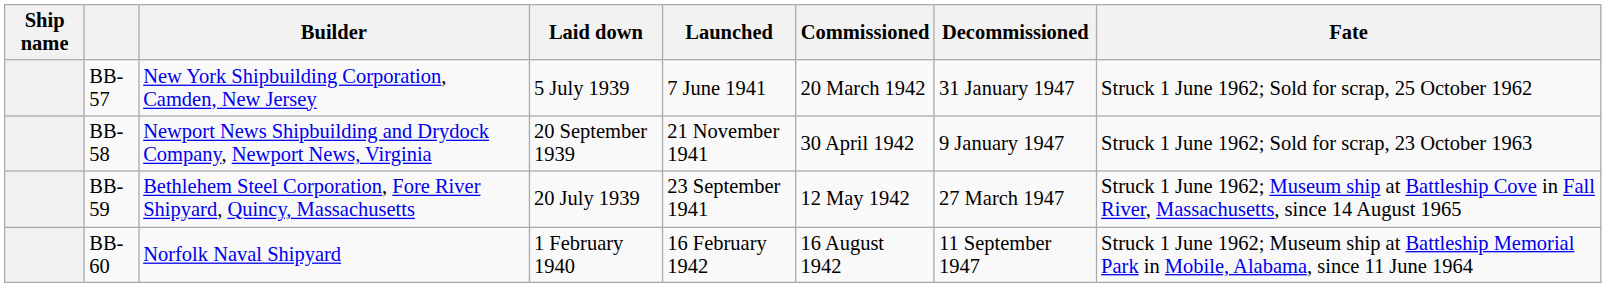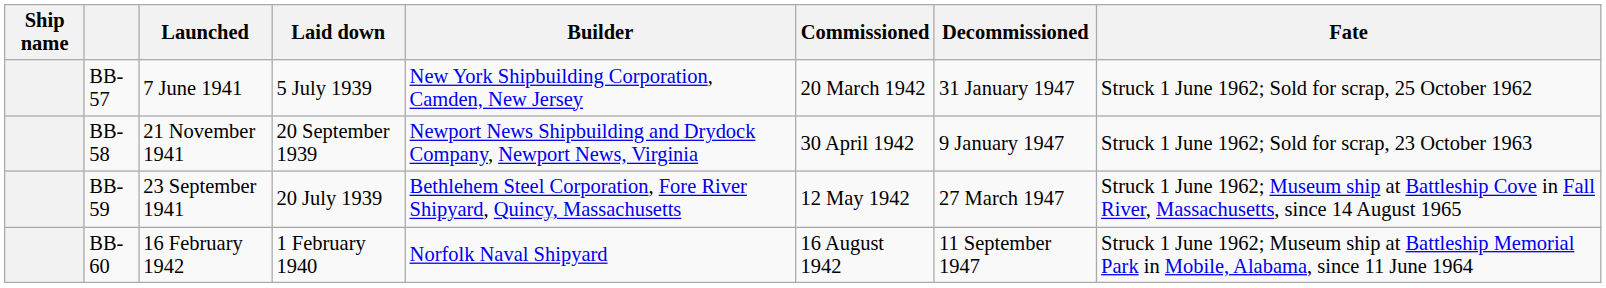columns swapped: (334, 32) <-> (729, 32)
